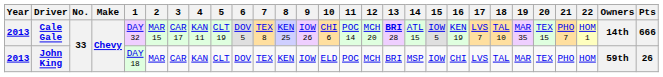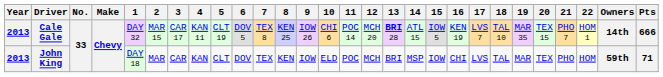(647, 58) 26 -> (647, 58) 71
